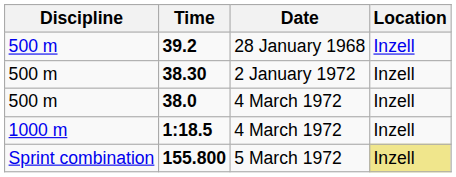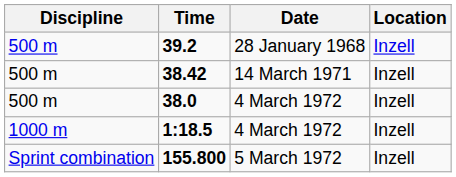+ row: (185, 74)
- row: (185, 74)
(394, 158) khaki background -> (394, 158) no background
